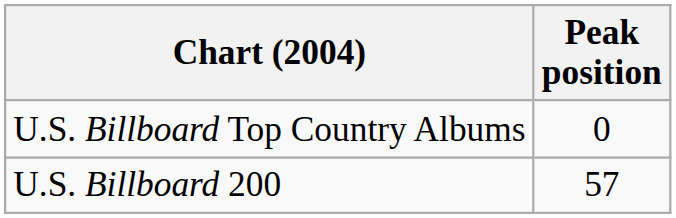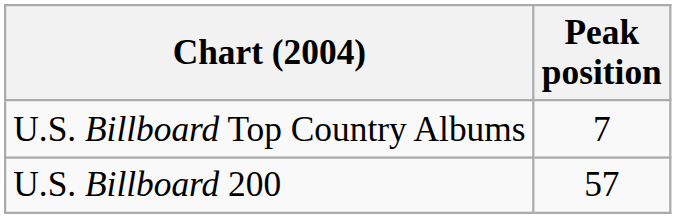(602, 128) 0 -> (602, 128) 7
